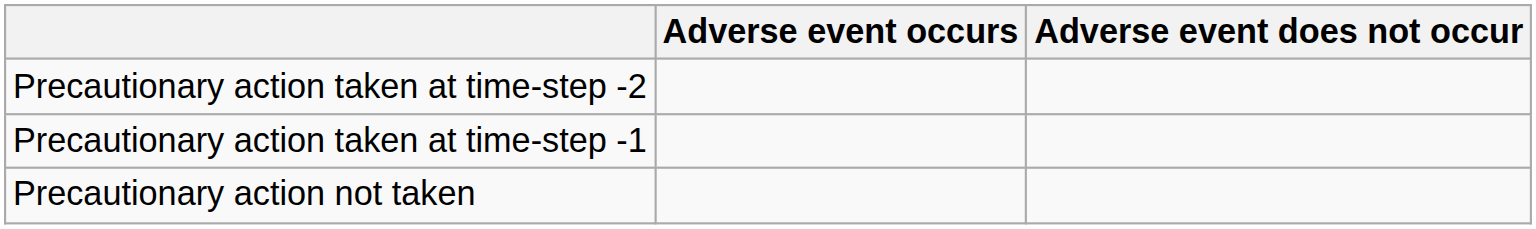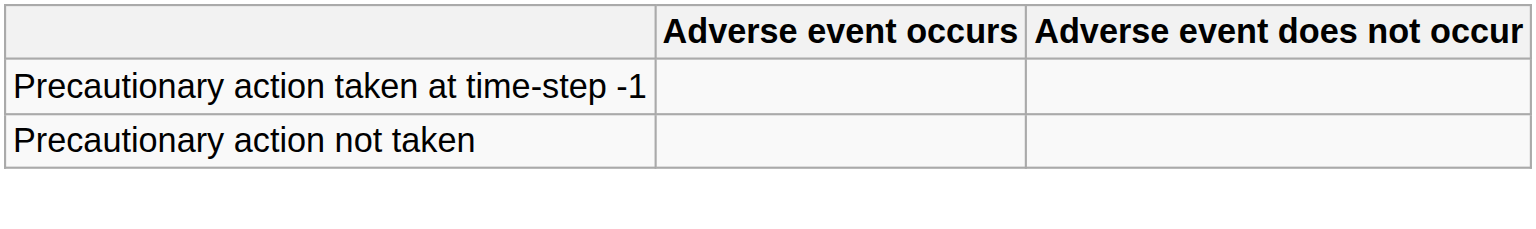- row: (330, 85)
